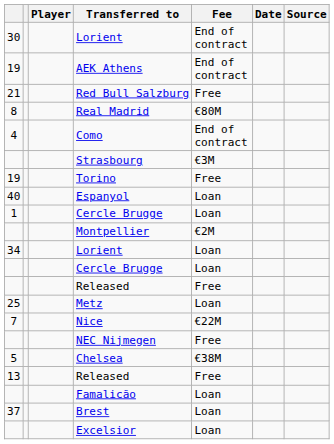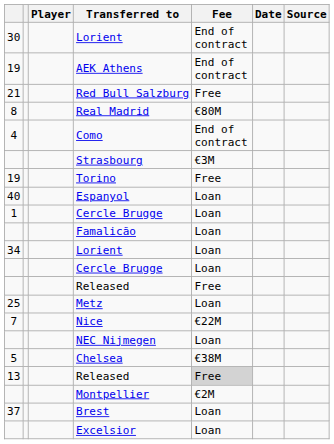rows swapped: (14, 394) <-> (14, 232)
(208, 340) Free -> (208, 340) Loan
(208, 376) no background -> (208, 376) lightgrey background
